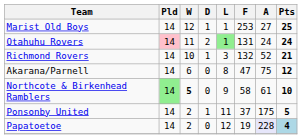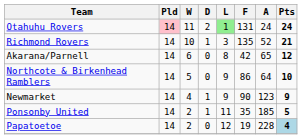- row: (48, 27)
(245, 56) 132 -> (245, 41) 135
(245, 71) 47 -> (245, 56) 42
(266, 71) 75 -> (266, 56) 65
(170, 91) lightgreen background -> (170, 76) no background
(189, 91) bold -> (189, 76) normal
(245, 91) 58 -> (245, 76) 86
(266, 91) 61 -> (266, 76) 64
+ row: (31, 96)
(245, 111) 37 -> (245, 111) 35
(266, 111) 175 -> (266, 111) 185
(266, 126) lavender background -> (266, 126) no background
